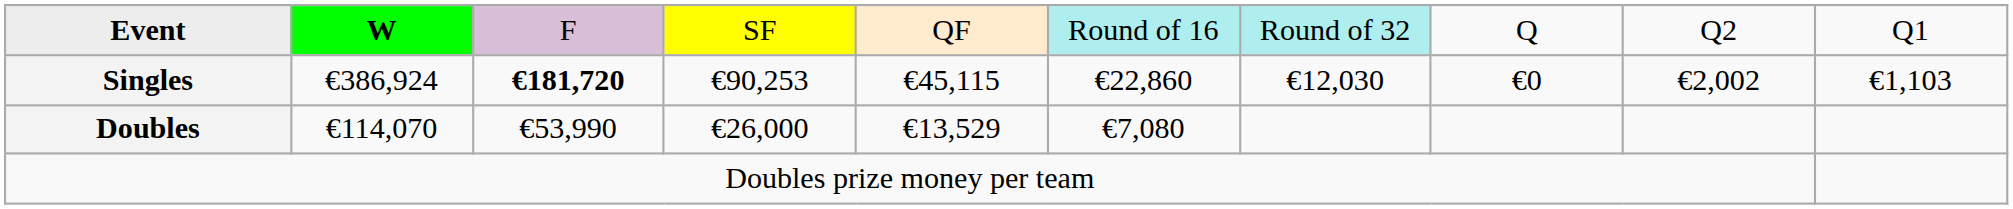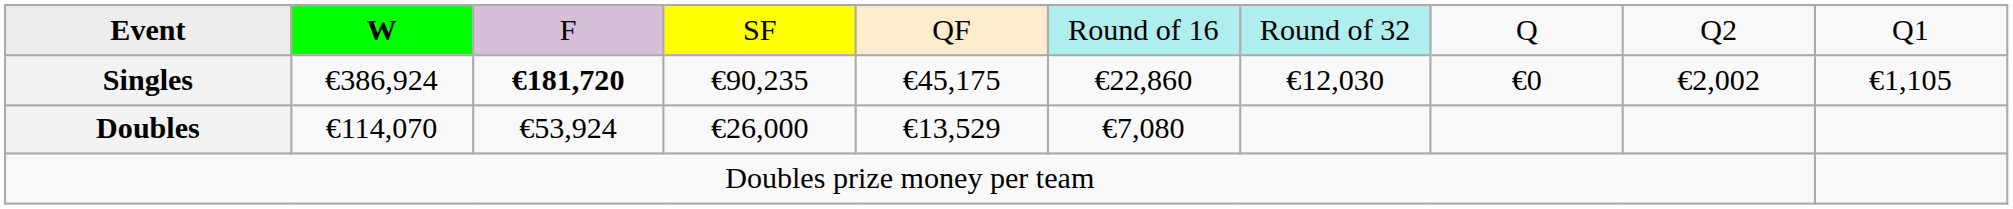(760, 79) €90,253 -> (760, 79) €90,235
(952, 79) €45,115 -> (952, 79) €45,175
(1910, 79) €1,103 -> (1910, 79) €1,105
(568, 128) €53,990 -> (568, 128) €53,924
